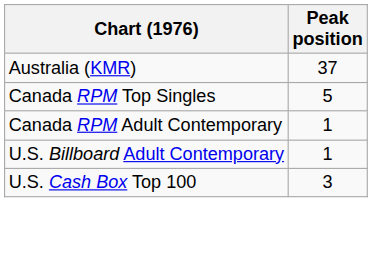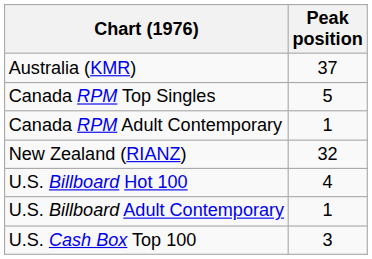+ row: (98, 153)
+ row: (98, 182)
